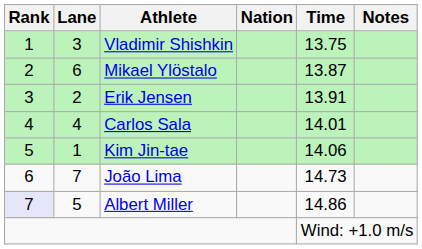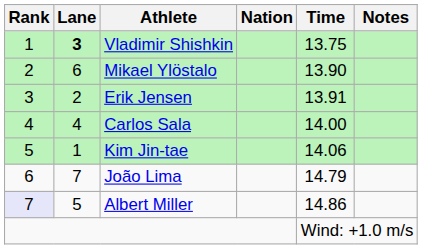(77, 44) normal -> (77, 44) bold
(326, 71) 13.87 -> (326, 71) 13.90
(326, 124) 14.01 -> (326, 124) 14.00
(326, 177) 14.73 -> (326, 177) 14.79
